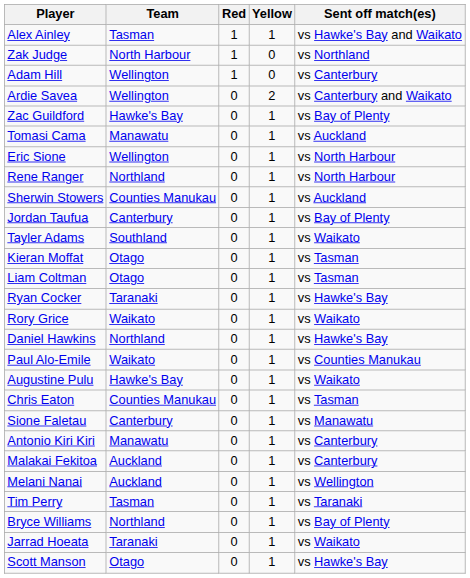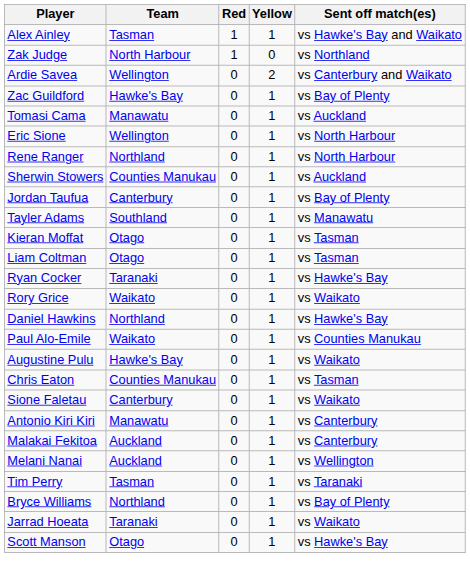- row: (35, 75)
(329, 237) vs Waikato -> (335, 217) vs Manawatu
(335, 420) vs Manawatu -> (329, 400) vs Waikato
